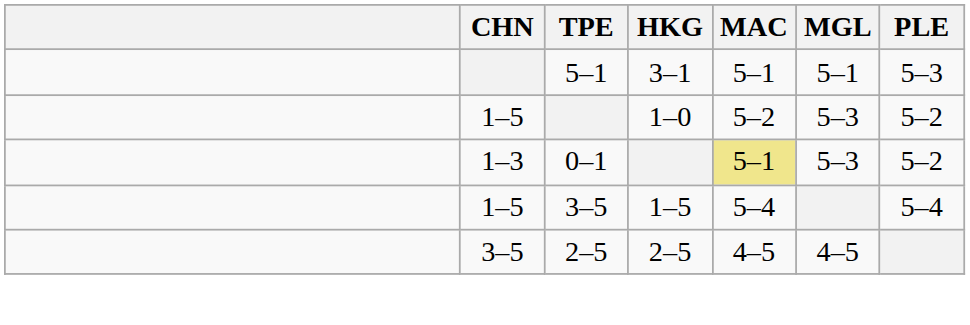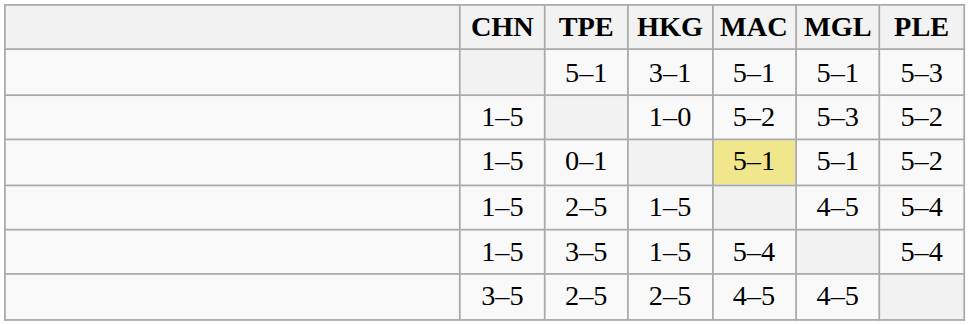(502, 161) 1–3 -> (502, 161) 1–5
(838, 161) 5–3 -> (838, 161) 5–1
+ row: (586, 206)
